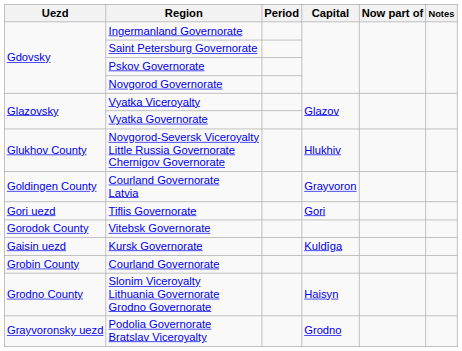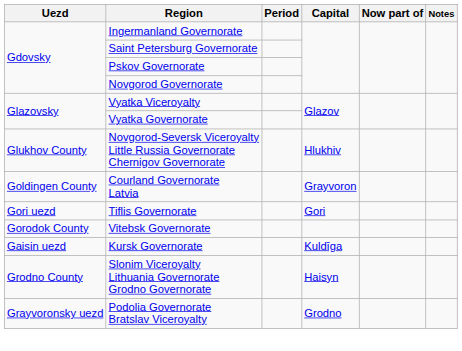- row: (164, 264)
